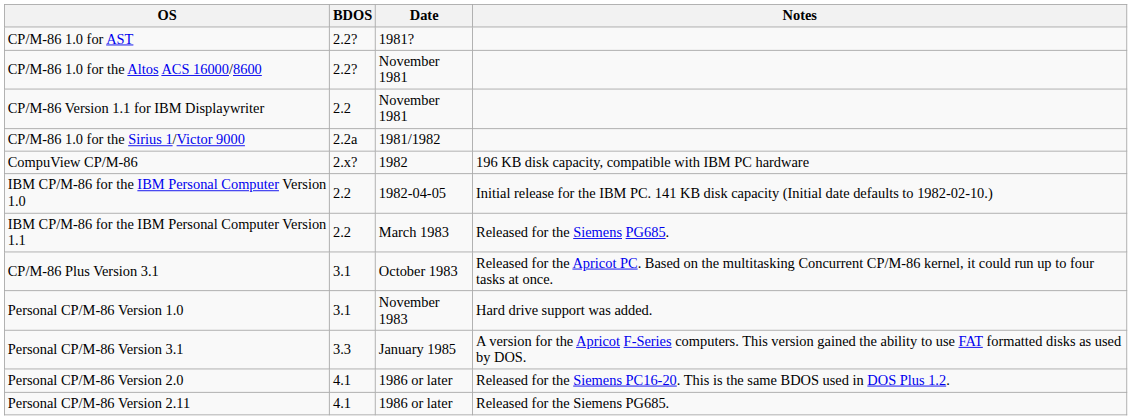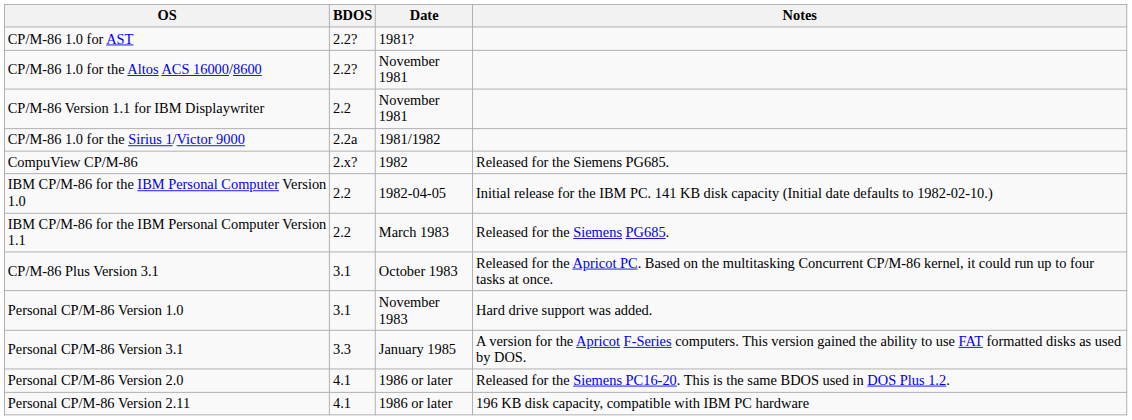(643, 162) 196 KB disk capacity, compatible with IBM PC hardware -> (573, 162) Released for the Siemens PG685.
(573, 403) Released for the Siemens PG685. -> (643, 403) 196 KB disk capacity, compatible with IBM PC hardware
